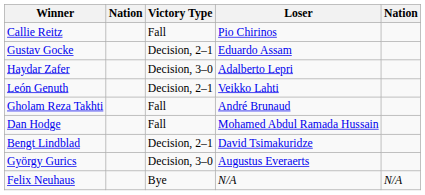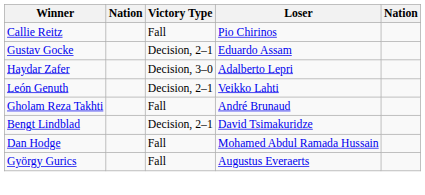rows swapped: (34, 124) <-> (44, 143)
(180, 161) Decision, 3–0 -> (157, 161) Fall
- row: (41, 180)
